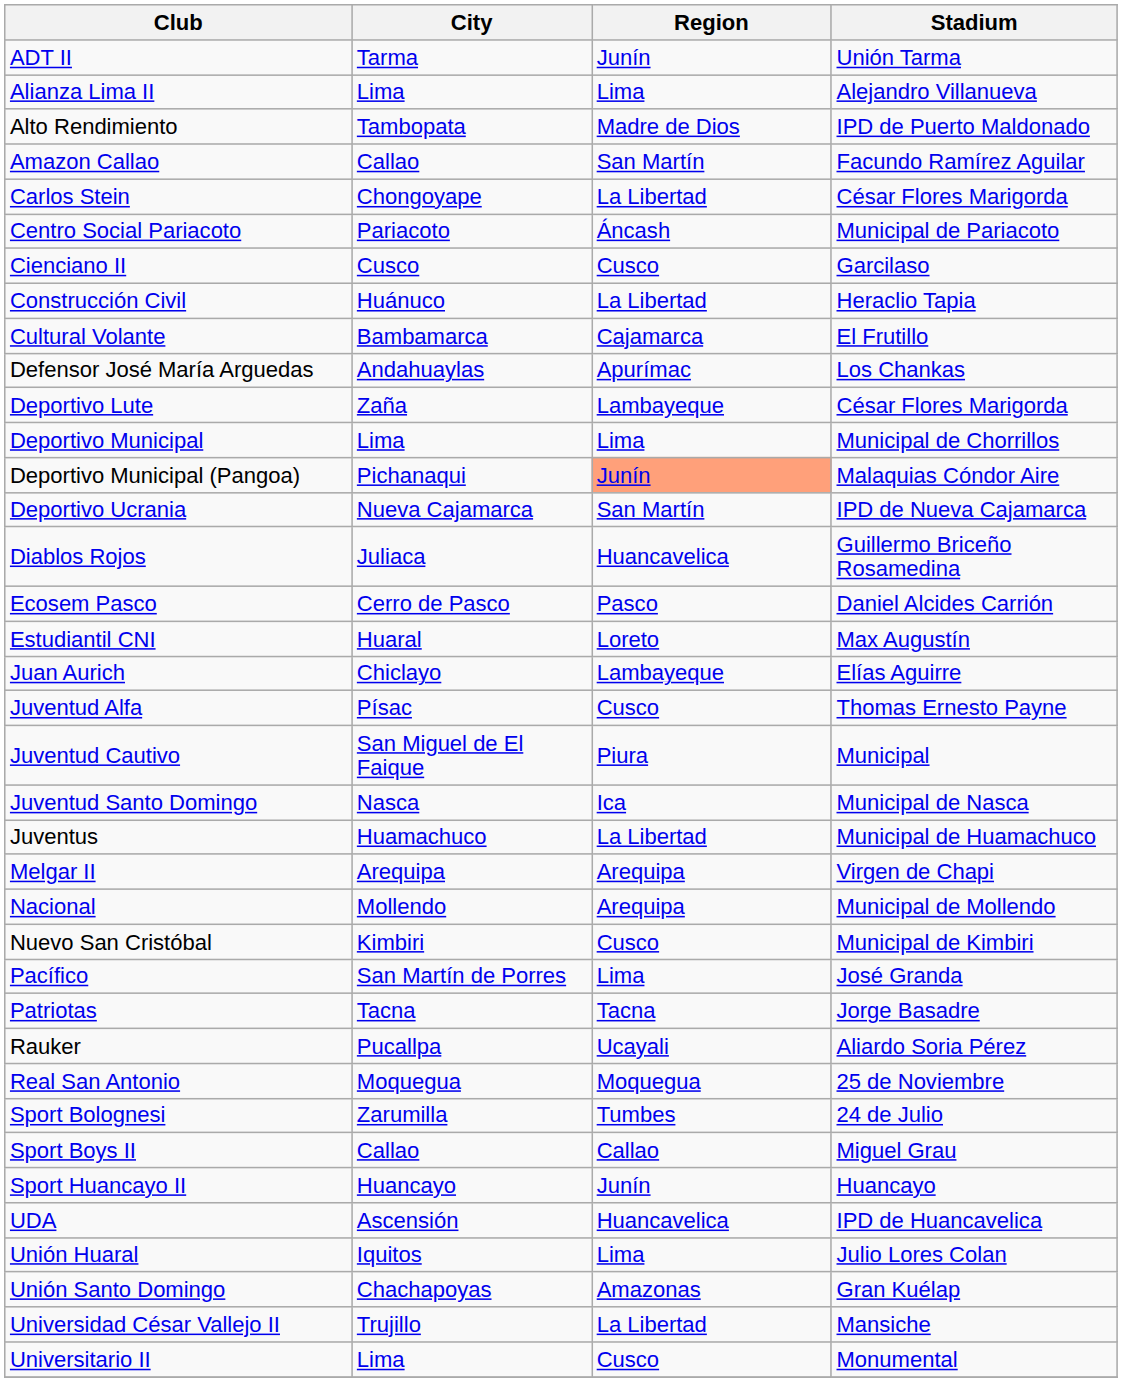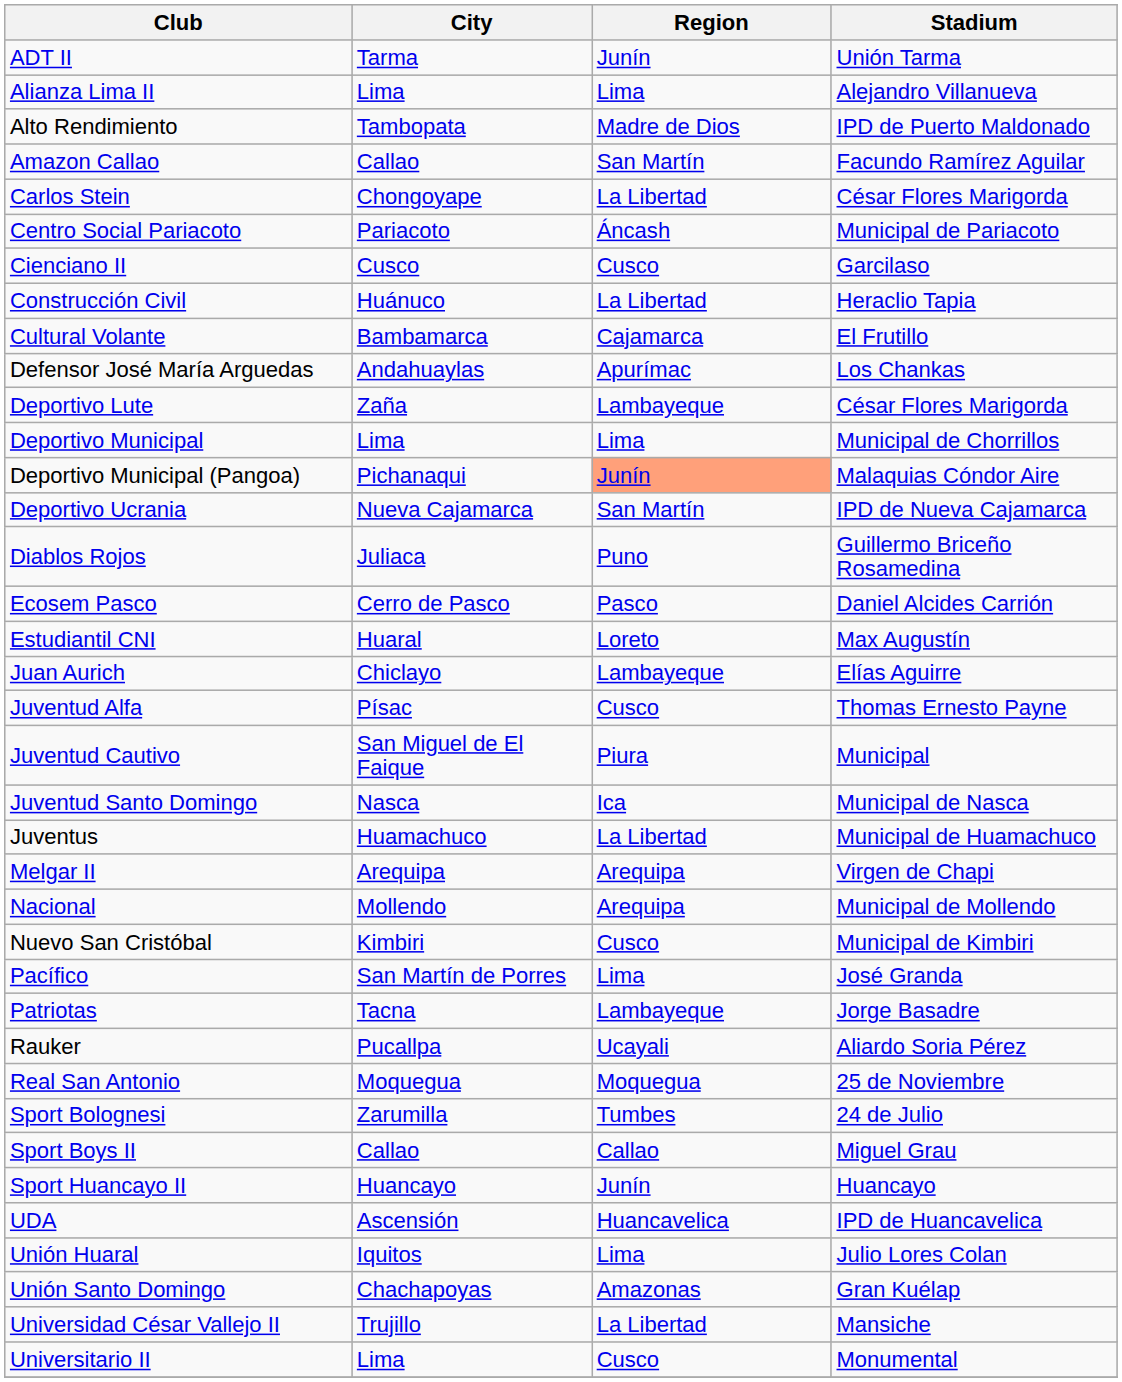(663, 557) Huancavelica -> (622, 557) Puno
(626, 1011) Tacna -> (660, 1011) Lambayeque
